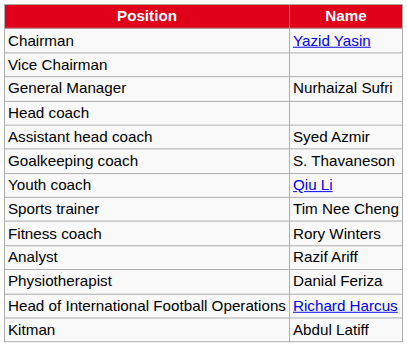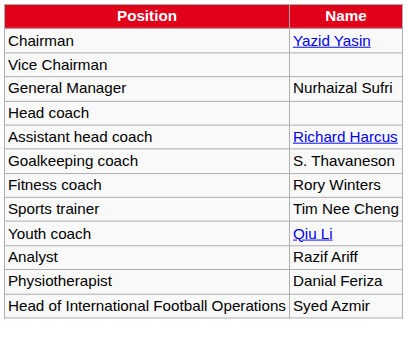(331, 137) Syed Azmir -> (345, 137) Richard Harcus
rows swapped: (50, 185) <-> (55, 233)
(345, 305) Richard Harcus -> (331, 305) Syed Azmir
- row: (32, 329)
